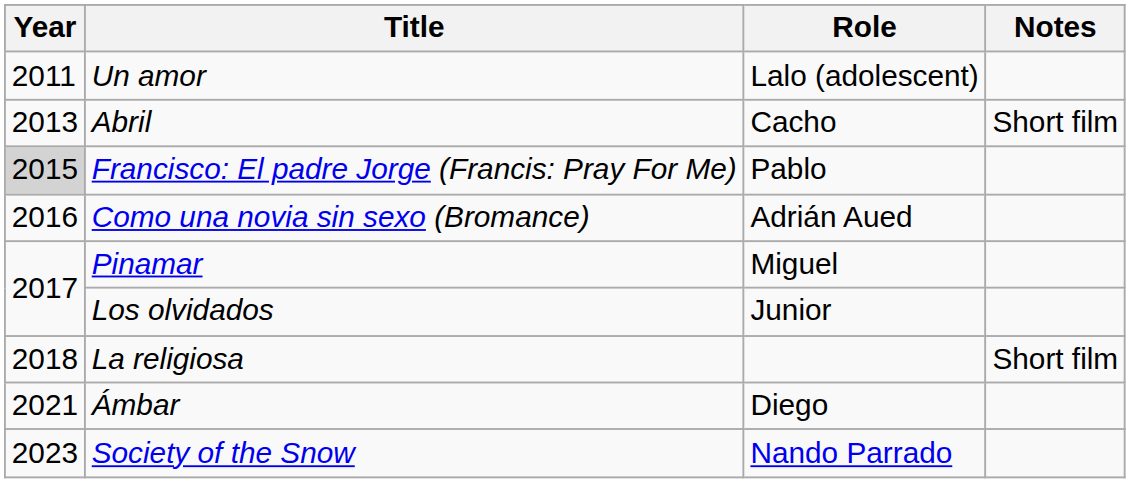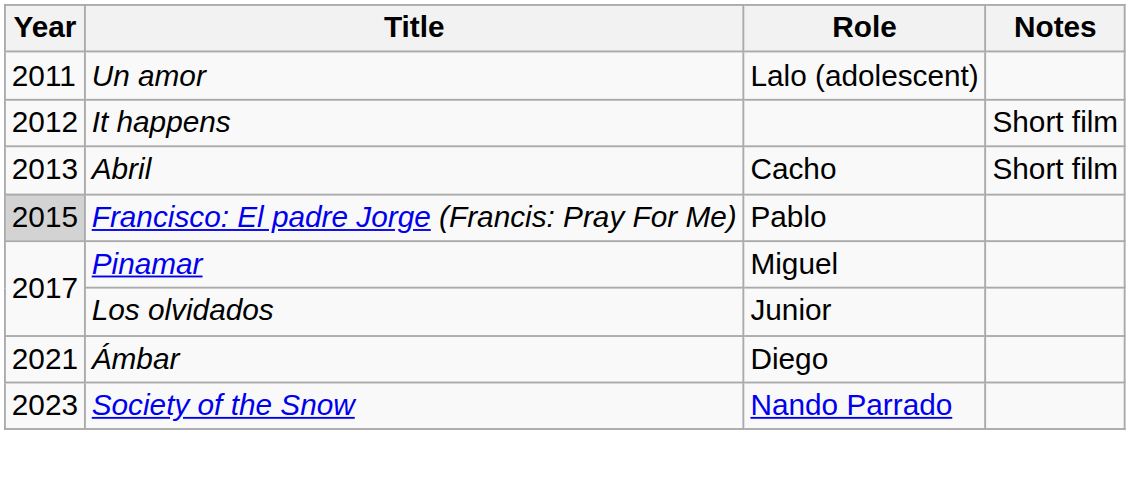+ row: (161, 122)
- row: (341, 216)
- row: (168, 358)
